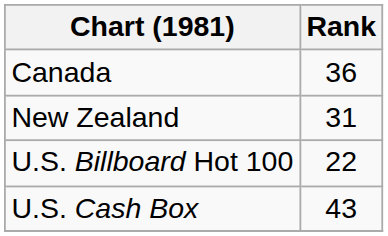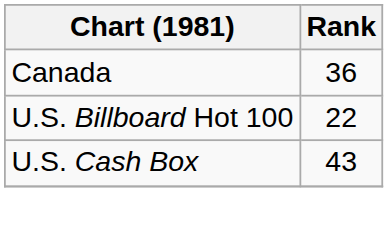- row: (95, 117)
